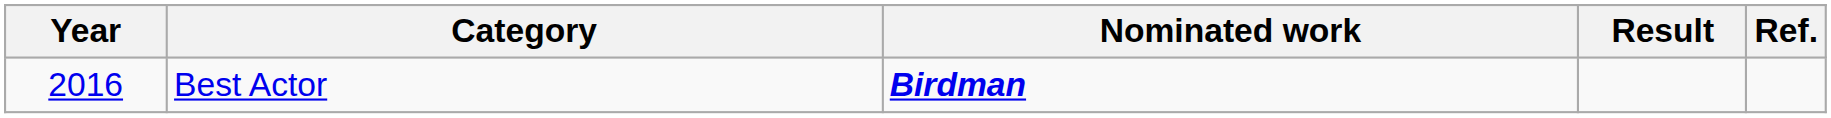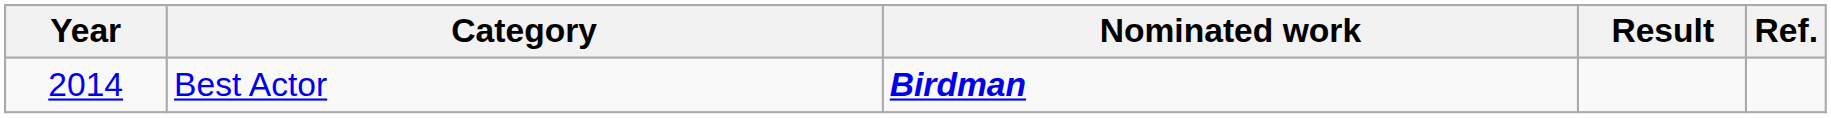(86, 84) 2016 -> (86, 84) 2014
